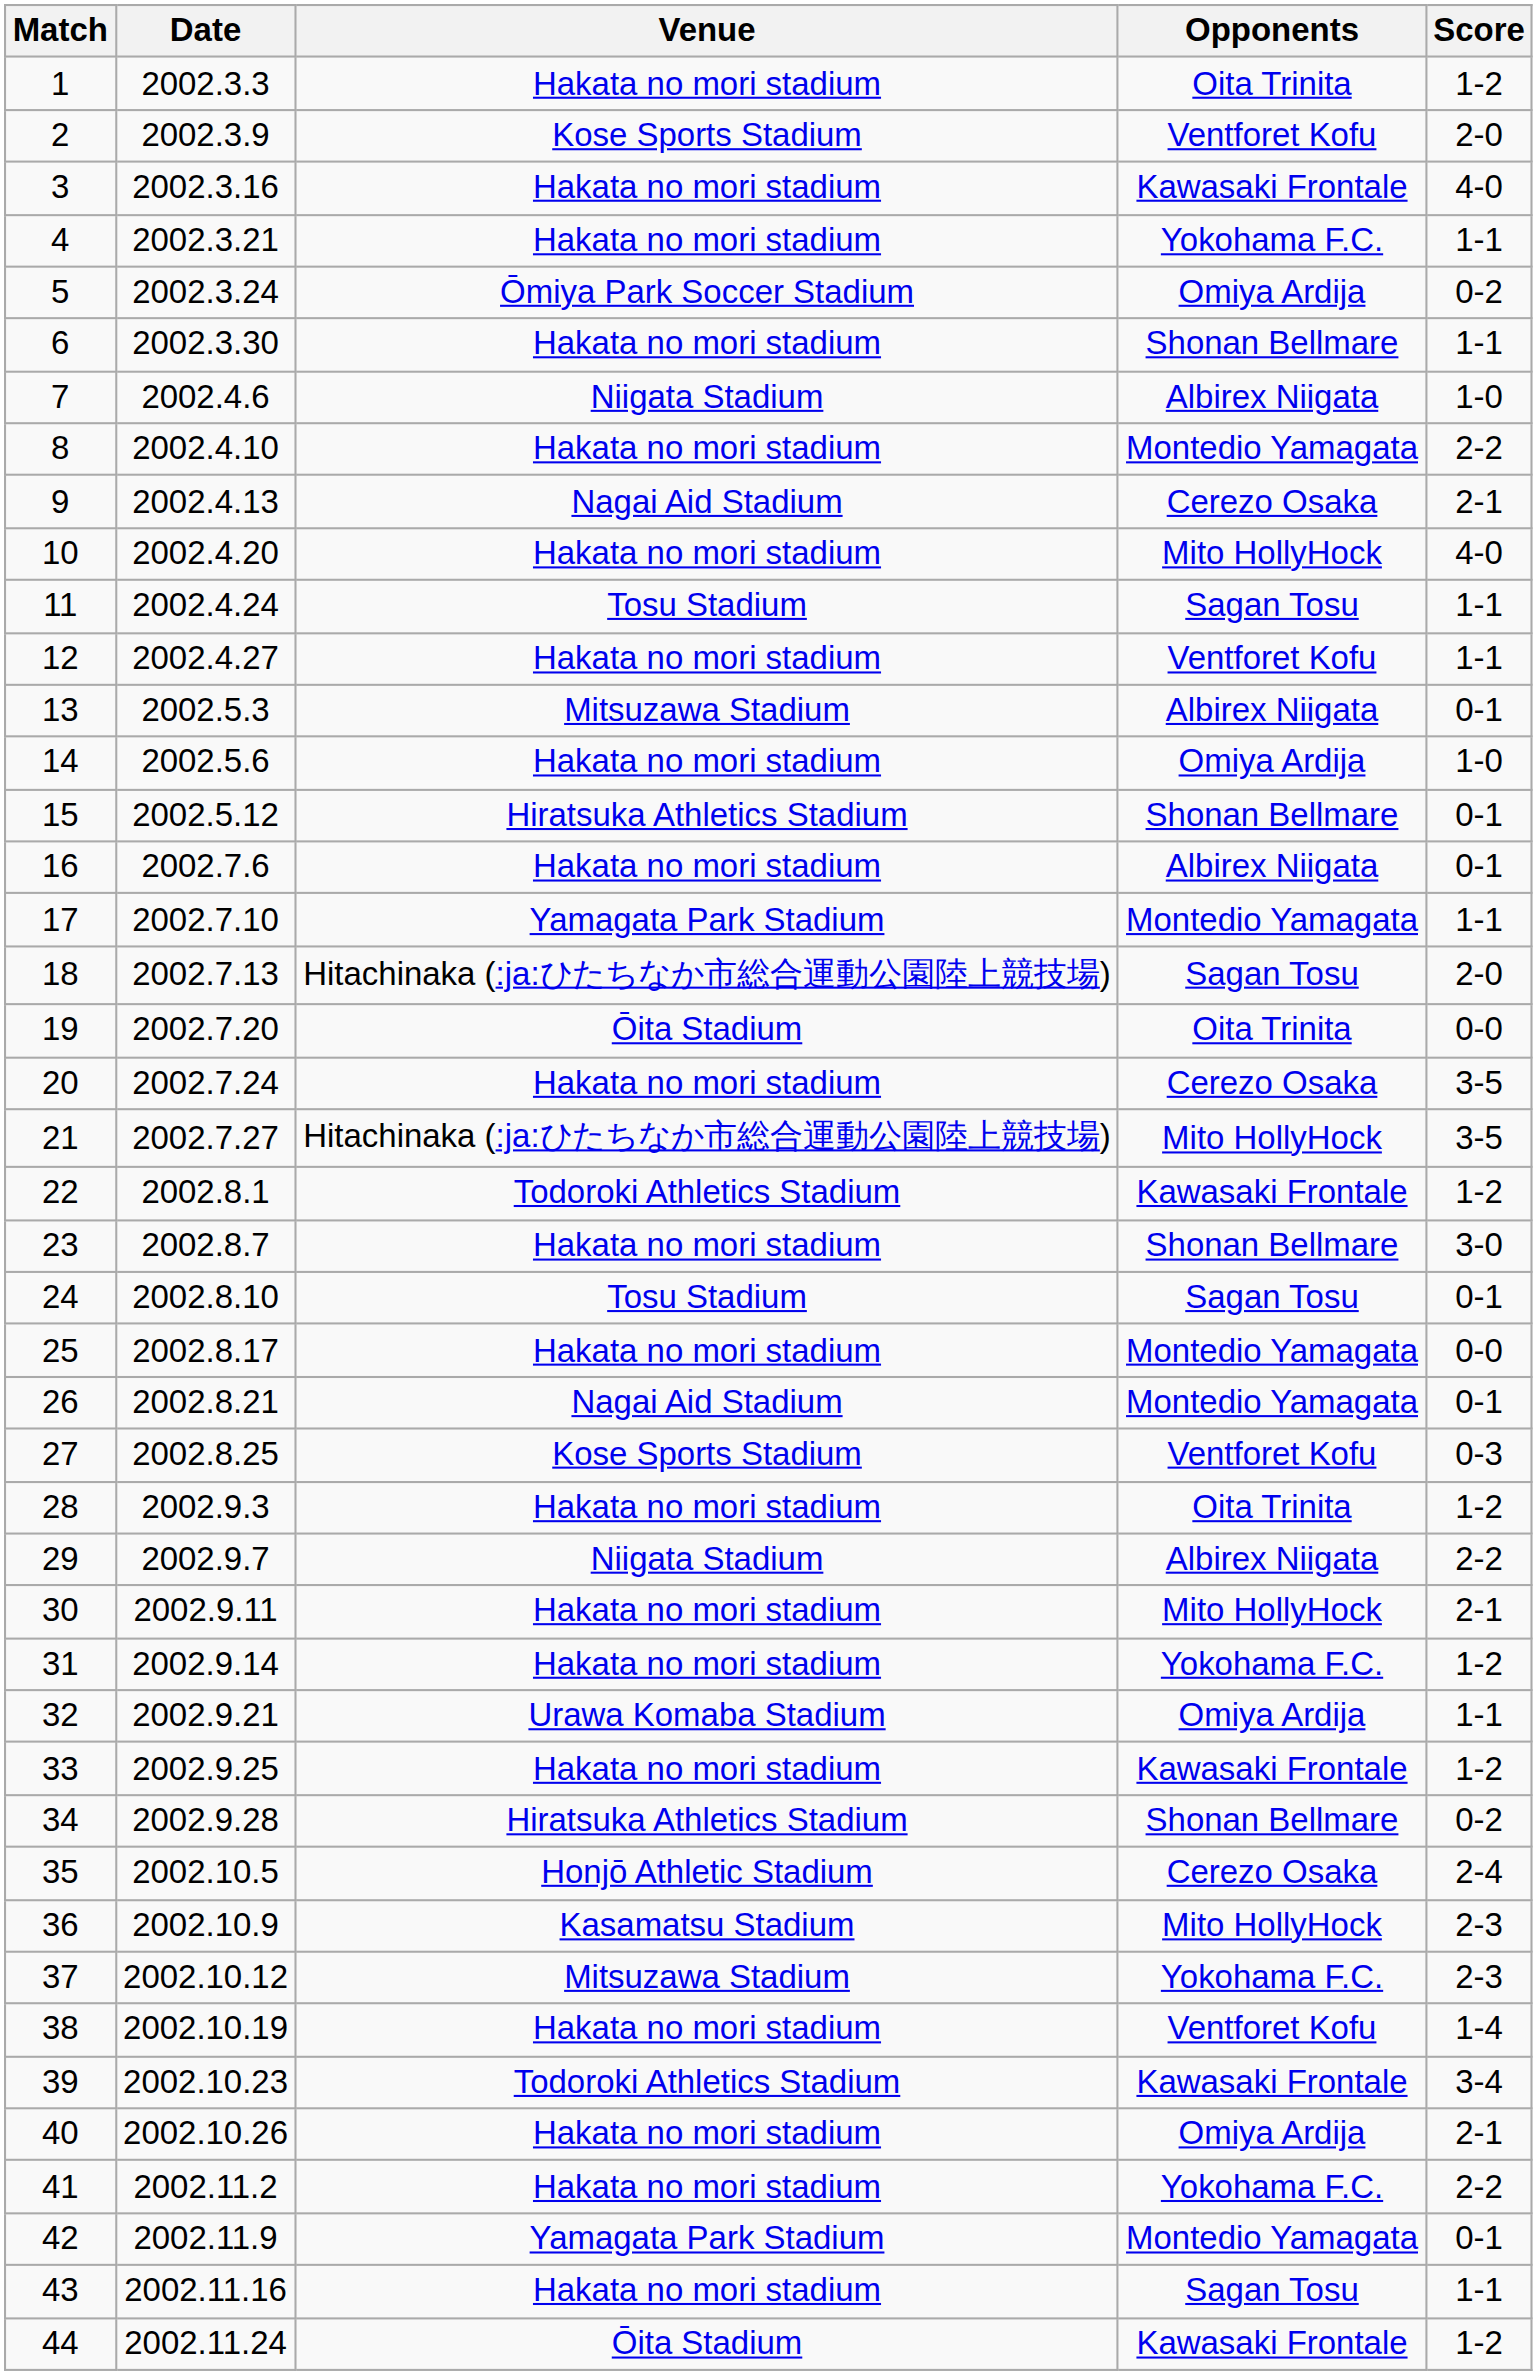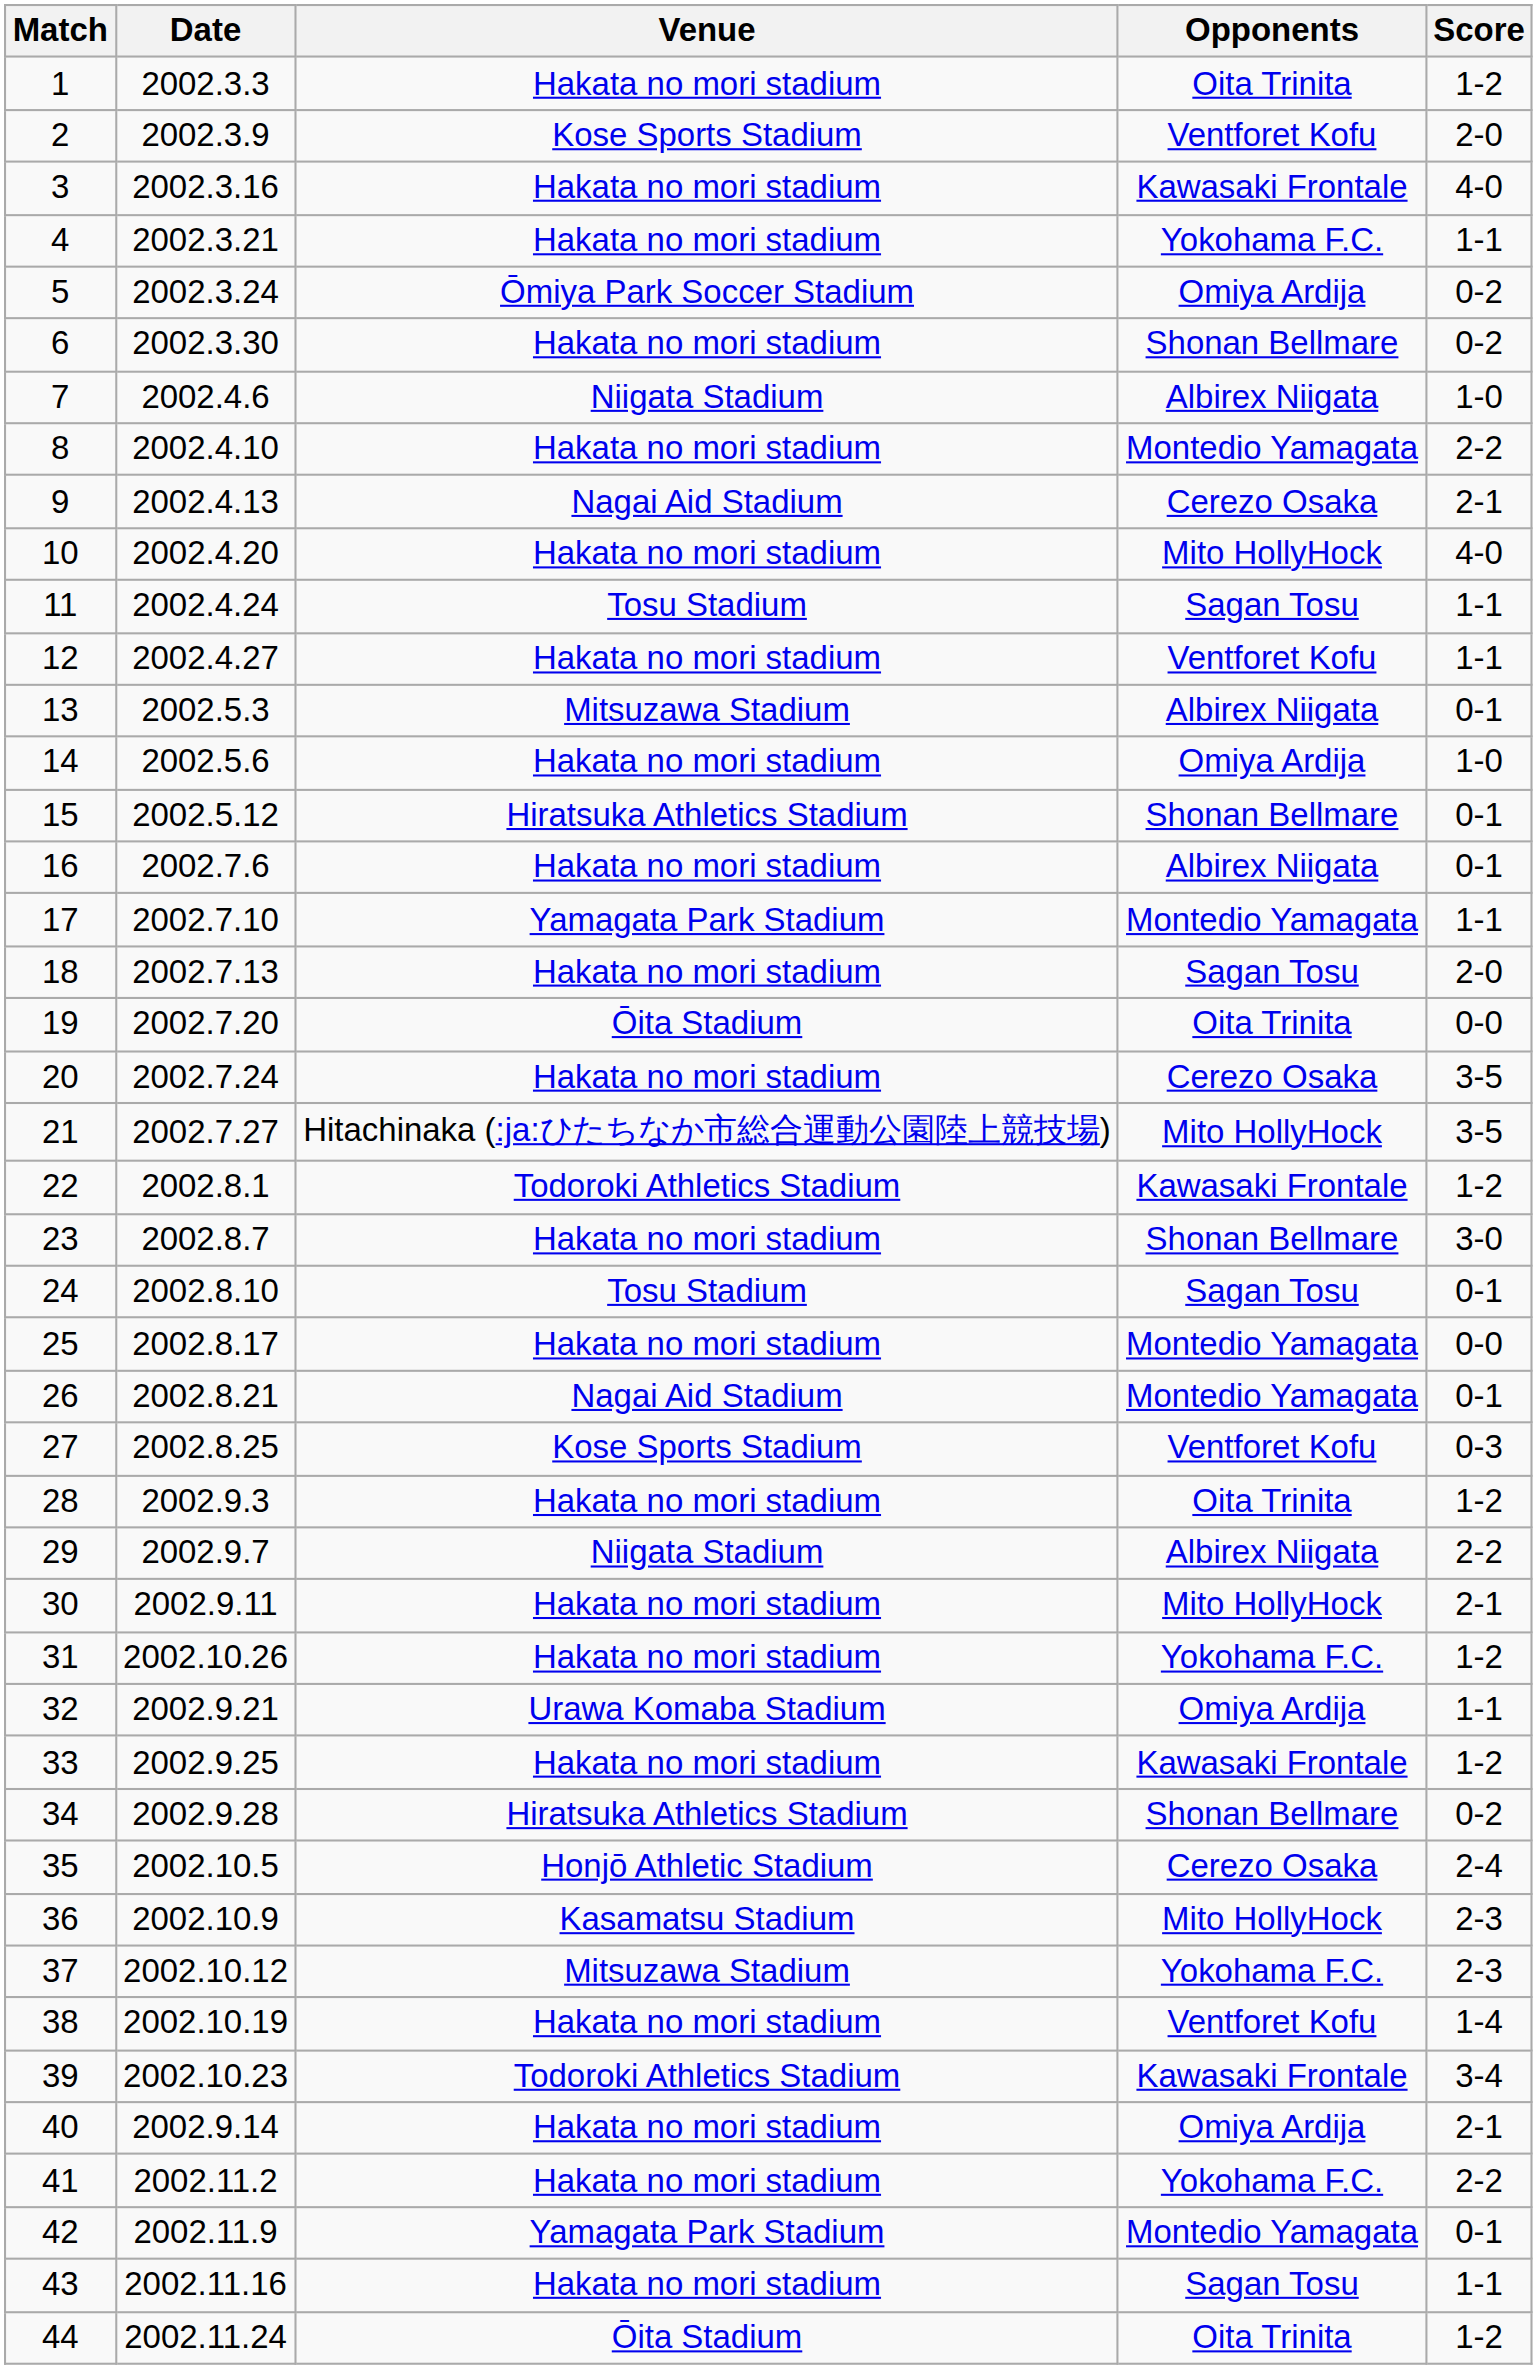(1479, 344) 1-1 -> (1479, 344) 0-2
(707, 973) Hitachinaka (:ja:ひたちなか市総合運動公園陸上競技場) -> (707, 971) Hakata no mori stadium
(206, 1663) 2002.9.14 -> (206, 1657) 2002.10.26
(206, 2133) 2002.10.26 -> (206, 2127) 2002.9.14
(1272, 2342) Kawasaki Frontale -> (1272, 2336) Oita Trinita
